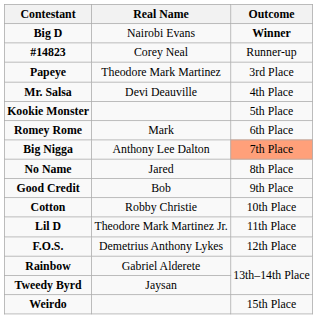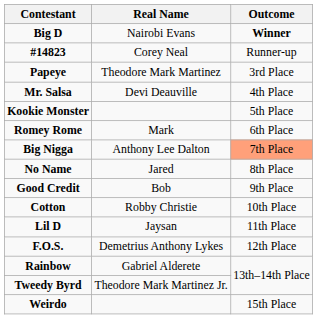(161, 227) Theodore Mark Martinez Jr. -> (161, 227) Jaysan
(161, 285) Jaysan -> (161, 285) Theodore Mark Martinez Jr.
